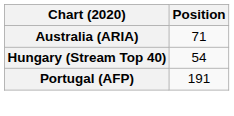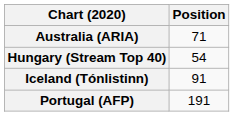+ row: (87, 79)
